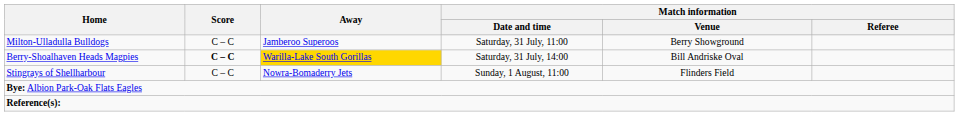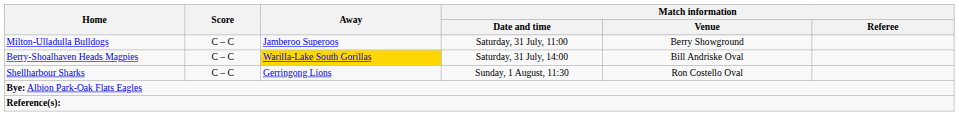(223, 57) bold -> (223, 57) normal
- row: (56, 73)
+ row: (46, 73)
